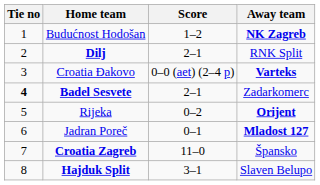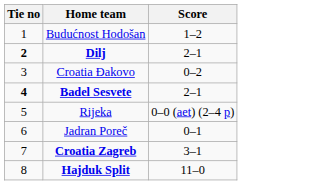- column: (276, 14)
(24, 53) normal -> (24, 53) bold
(193, 72) 0–0 (aet) (2–4 p) -> (193, 72) 0–2
(193, 111) 0–2 -> (193, 111) 0–0 (aet) (2–4 p)
(193, 151) 11–0 -> (193, 151) 3–1
(193, 170) 3–1 -> (193, 170) 11–0
